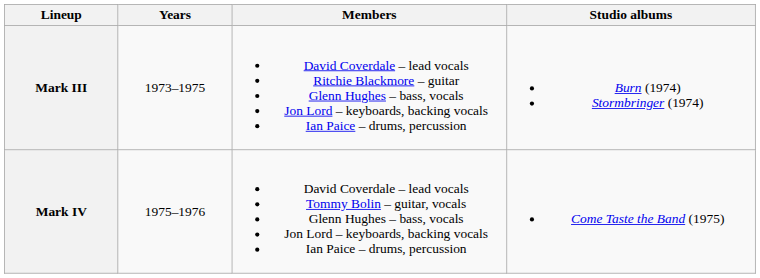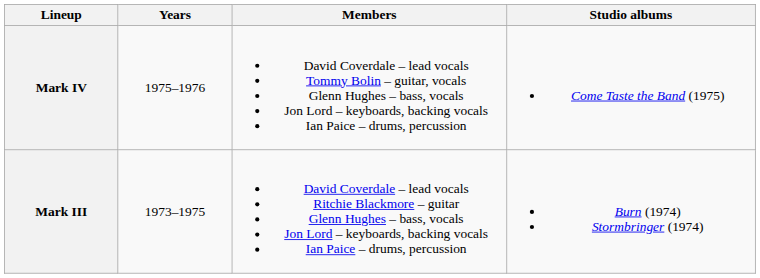rows swapped: (61, 87) <-> (61, 211)
